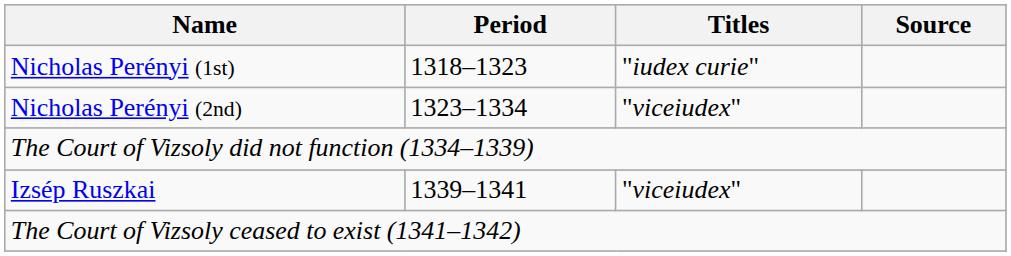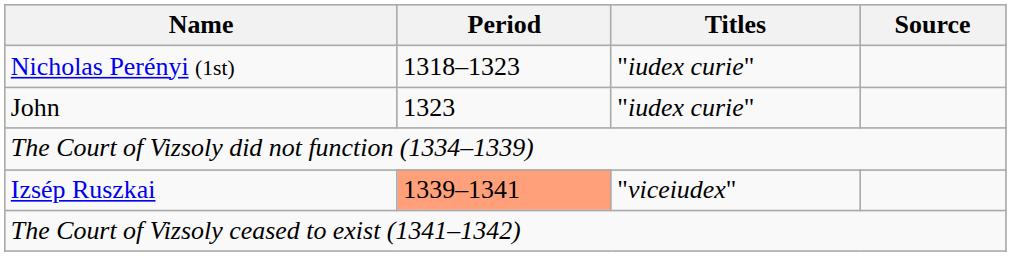+ row: (35, 107)
- row: (126, 107)
(469, 189) no background -> (462, 189) lightsalmon background
